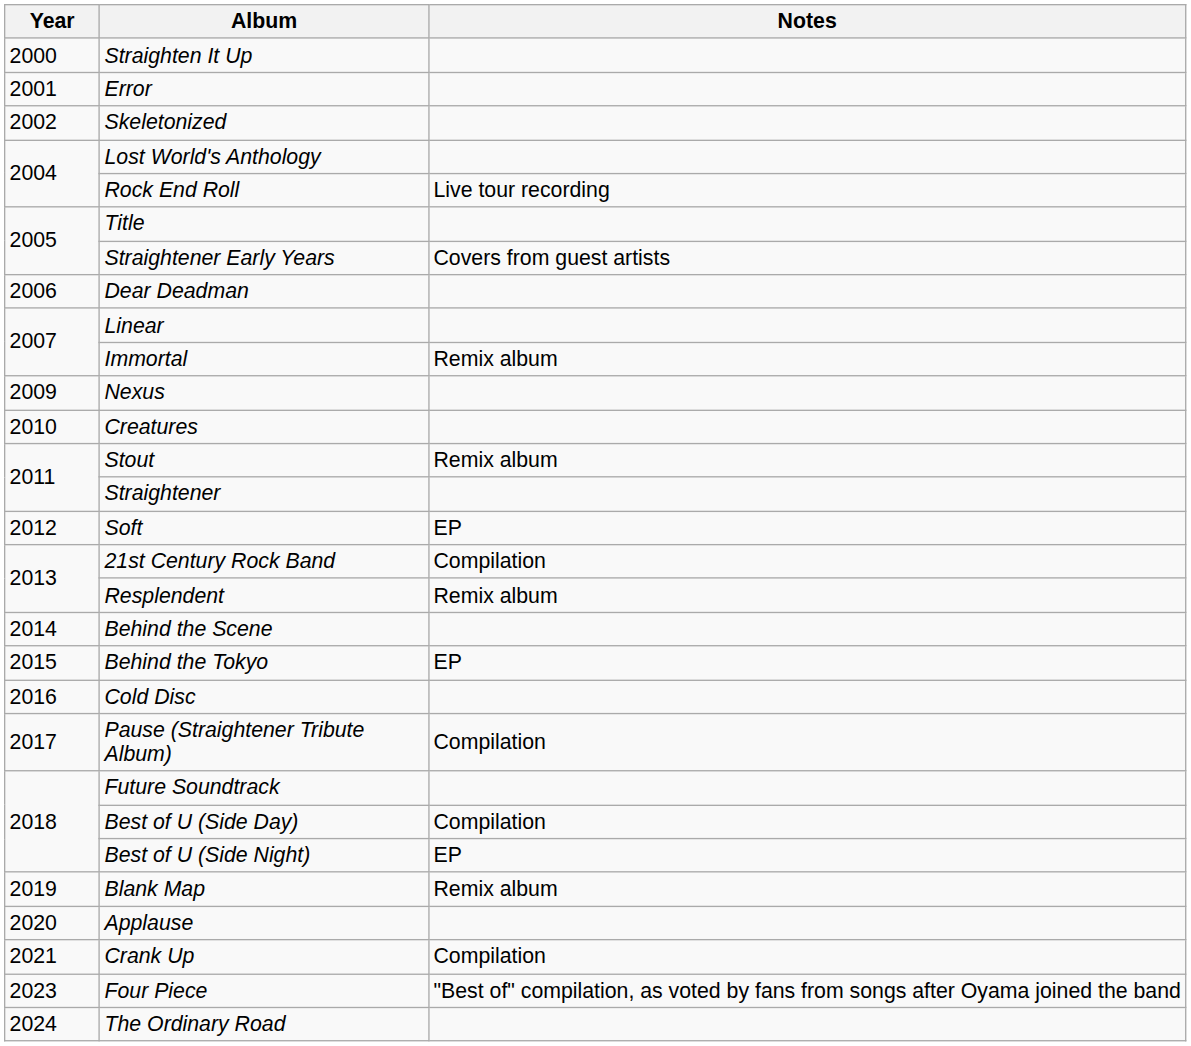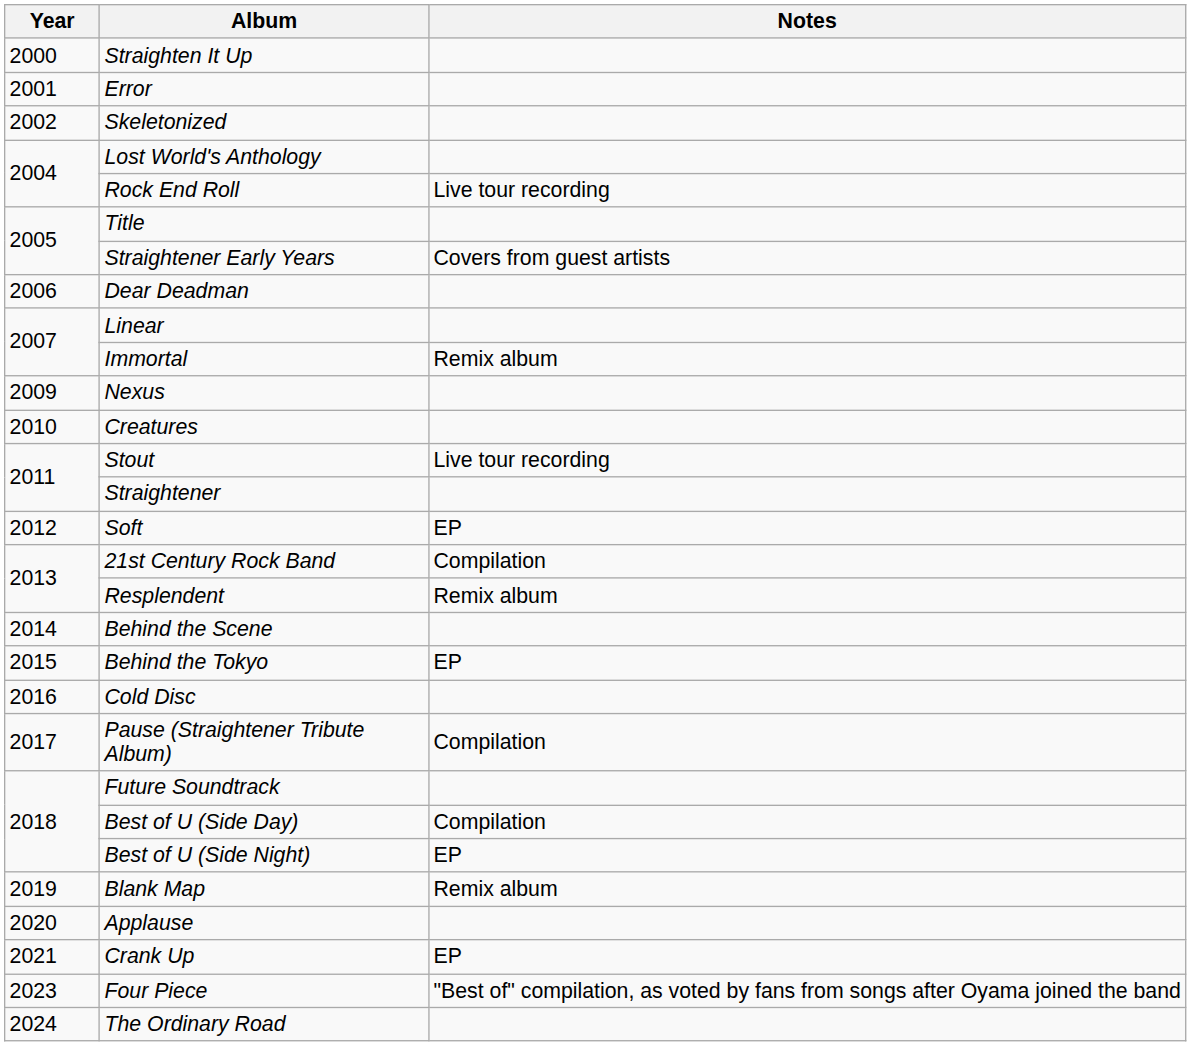(496, 460) Remix album -> (522, 460) Live tour recording
(490, 956) Compilation -> (448, 956) EP
